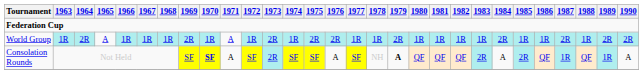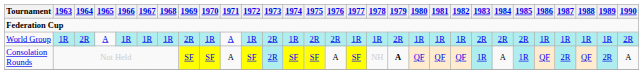(482, 39) 1R -> (482, 39) 2R
(524, 39) 1R -> (524, 39) 2R
(565, 39) 2R -> (565, 39) 1R
(607, 39) 2R -> (607, 39) 1R
(210, 57) bold -> (210, 57) normal
(482, 57) 2R -> (482, 57) 1R
(524, 57) 2R -> (524, 57) 1R
(565, 57) 1R -> (565, 57) 2R
(607, 57) 1R -> (607, 57) 2R
